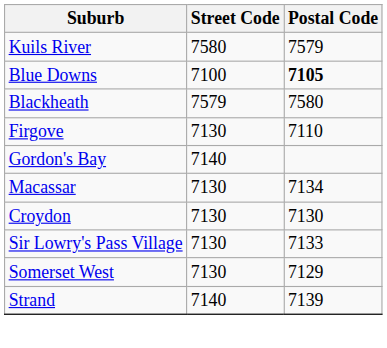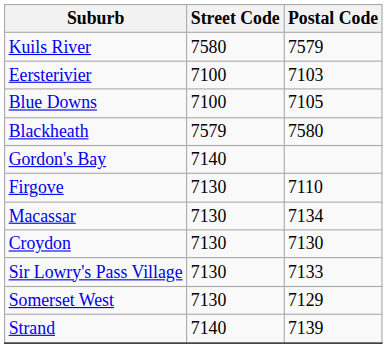+ row: (50, 74)
(306, 74) bold -> (306, 103) normal
rows swapped: (36, 131) <-> (57, 159)
